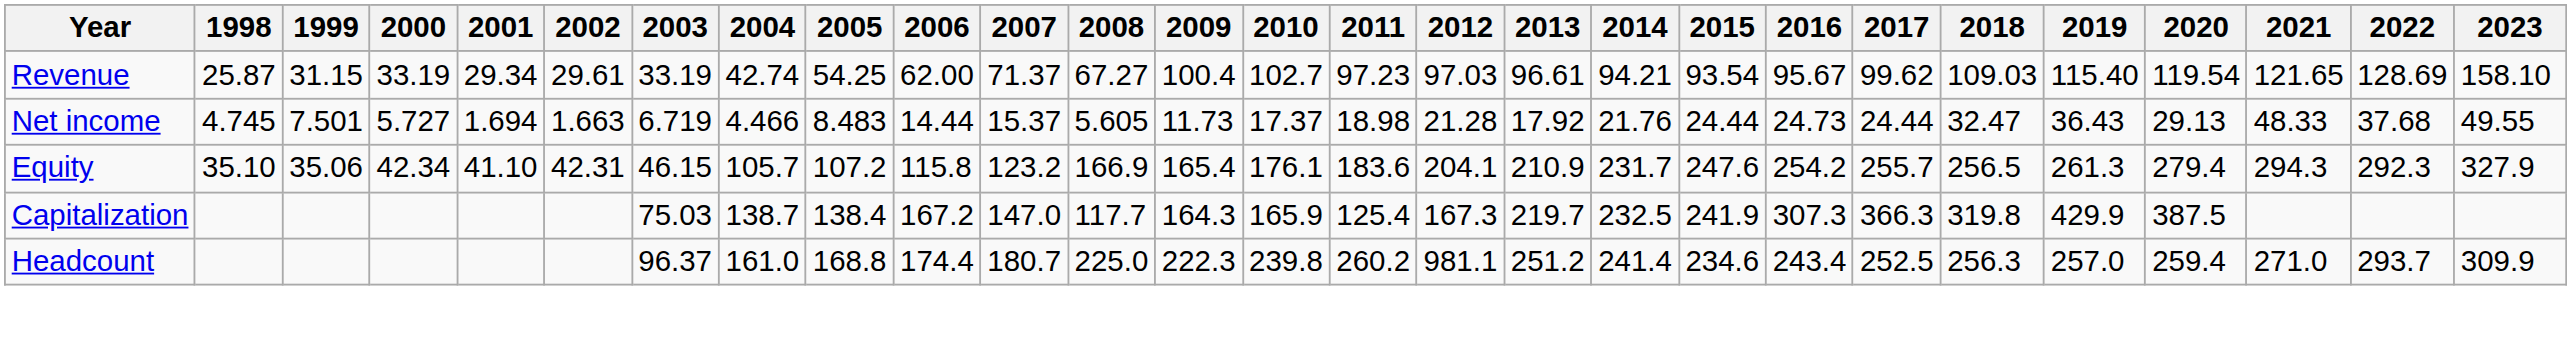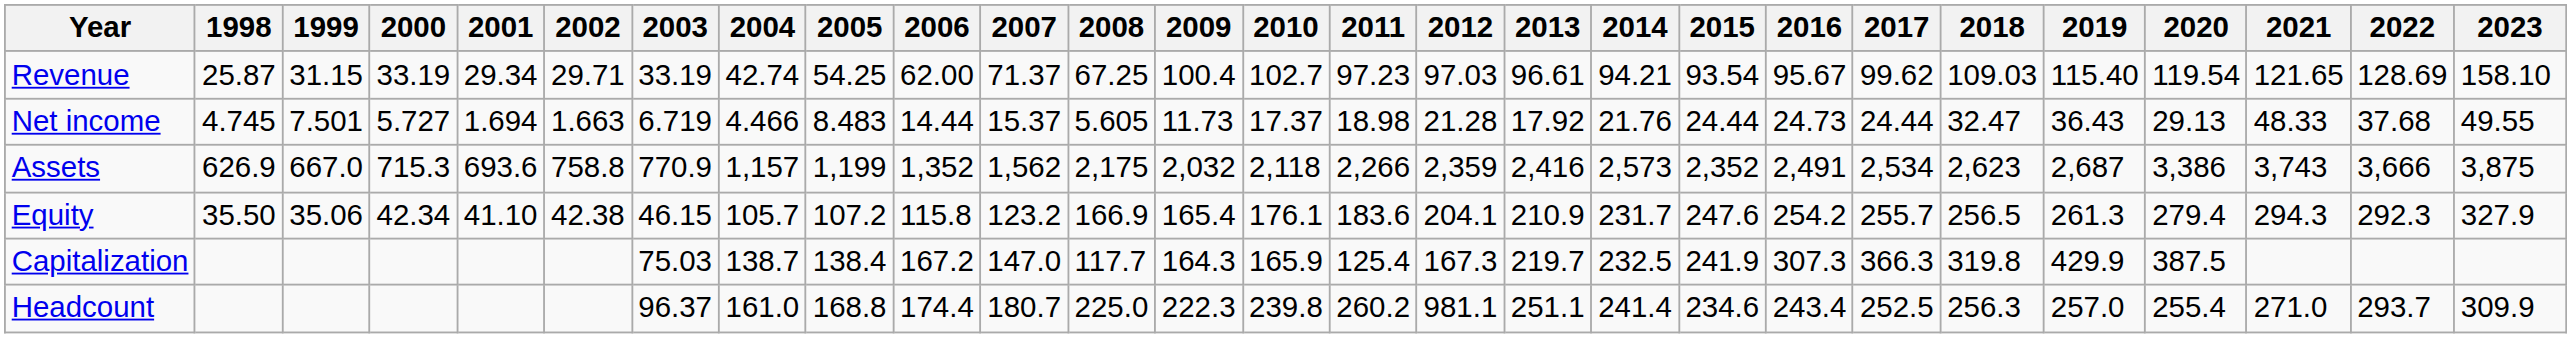(588, 74) 29.61 -> (588, 74) 29.71
(1111, 74) 67.27 -> (1111, 74) 67.25
+ row: (56, 167)
(239, 167) 35.10 -> (239, 214) 35.50
(588, 167) 42.31 -> (588, 214) 42.38
(1548, 261) 251.2 -> (1548, 307) 251.1
(2189, 261) 259.4 -> (2189, 307) 255.4
